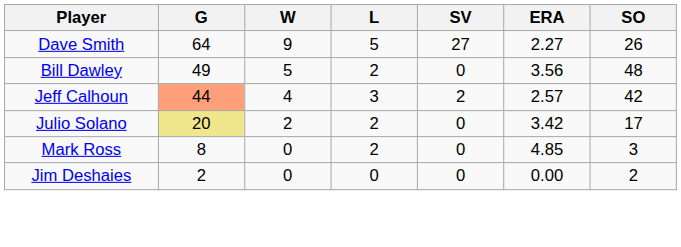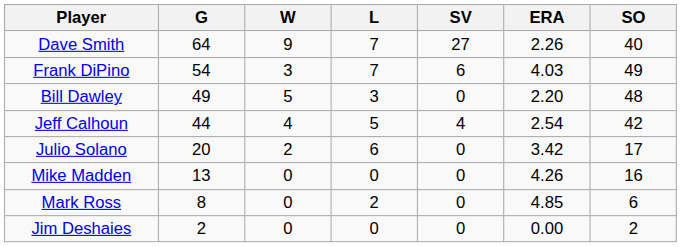(374, 44) 5 -> (374, 44) 7
(547, 44) 2.27 -> (547, 44) 2.26
(633, 44) 26 -> (634, 44) 40
+ row: (81, 70)
(374, 70) 2 -> (374, 96) 3
(547, 70) 3.56 -> (547, 96) 2.20
(201, 96) lightsalmon background -> (201, 123) no background
(374, 96) 3 -> (374, 123) 5
(461, 96) 2 -> (461, 123) 4
(547, 96) 2.57 -> (547, 123) 2.54
(201, 123) khaki background -> (201, 149) no background
(374, 123) 2 -> (374, 149) 6
+ row: (81, 176)
(633, 149) 3 -> (633, 202) 6
